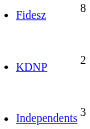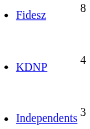(83, 60) 2 -> (83, 60) 4
